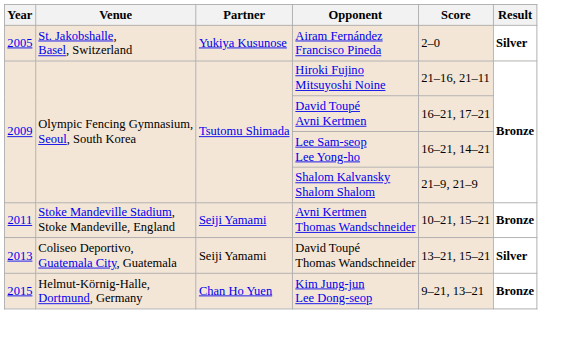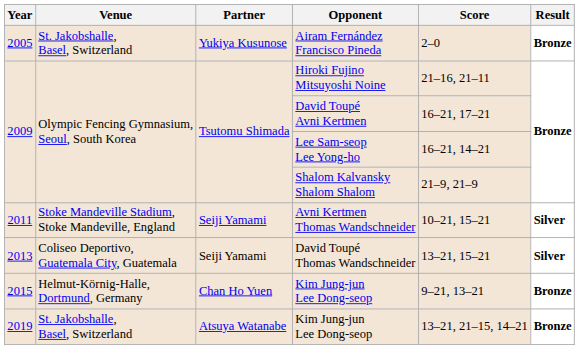(512, 43) Silver -> (553, 43) Bronze
(515, 220) Bronze -> (549, 220) Silver
+ row: (20, 326)
